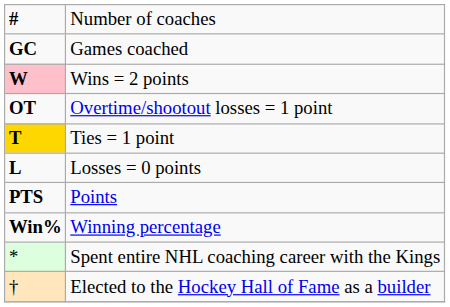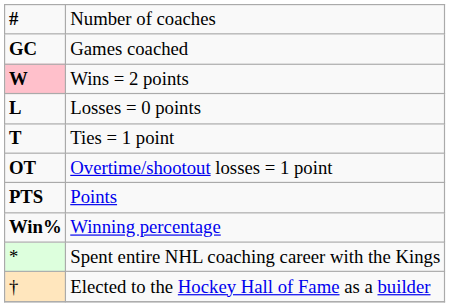rows swapped: (136, 167) <-> (201, 108)
(15, 138) gold background -> (15, 138) no background
